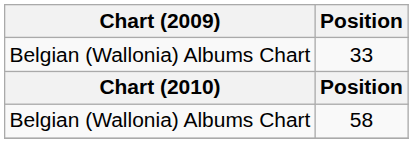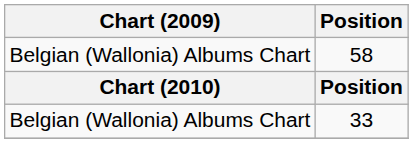rows swapped: (361, 54) <-> (361, 120)
